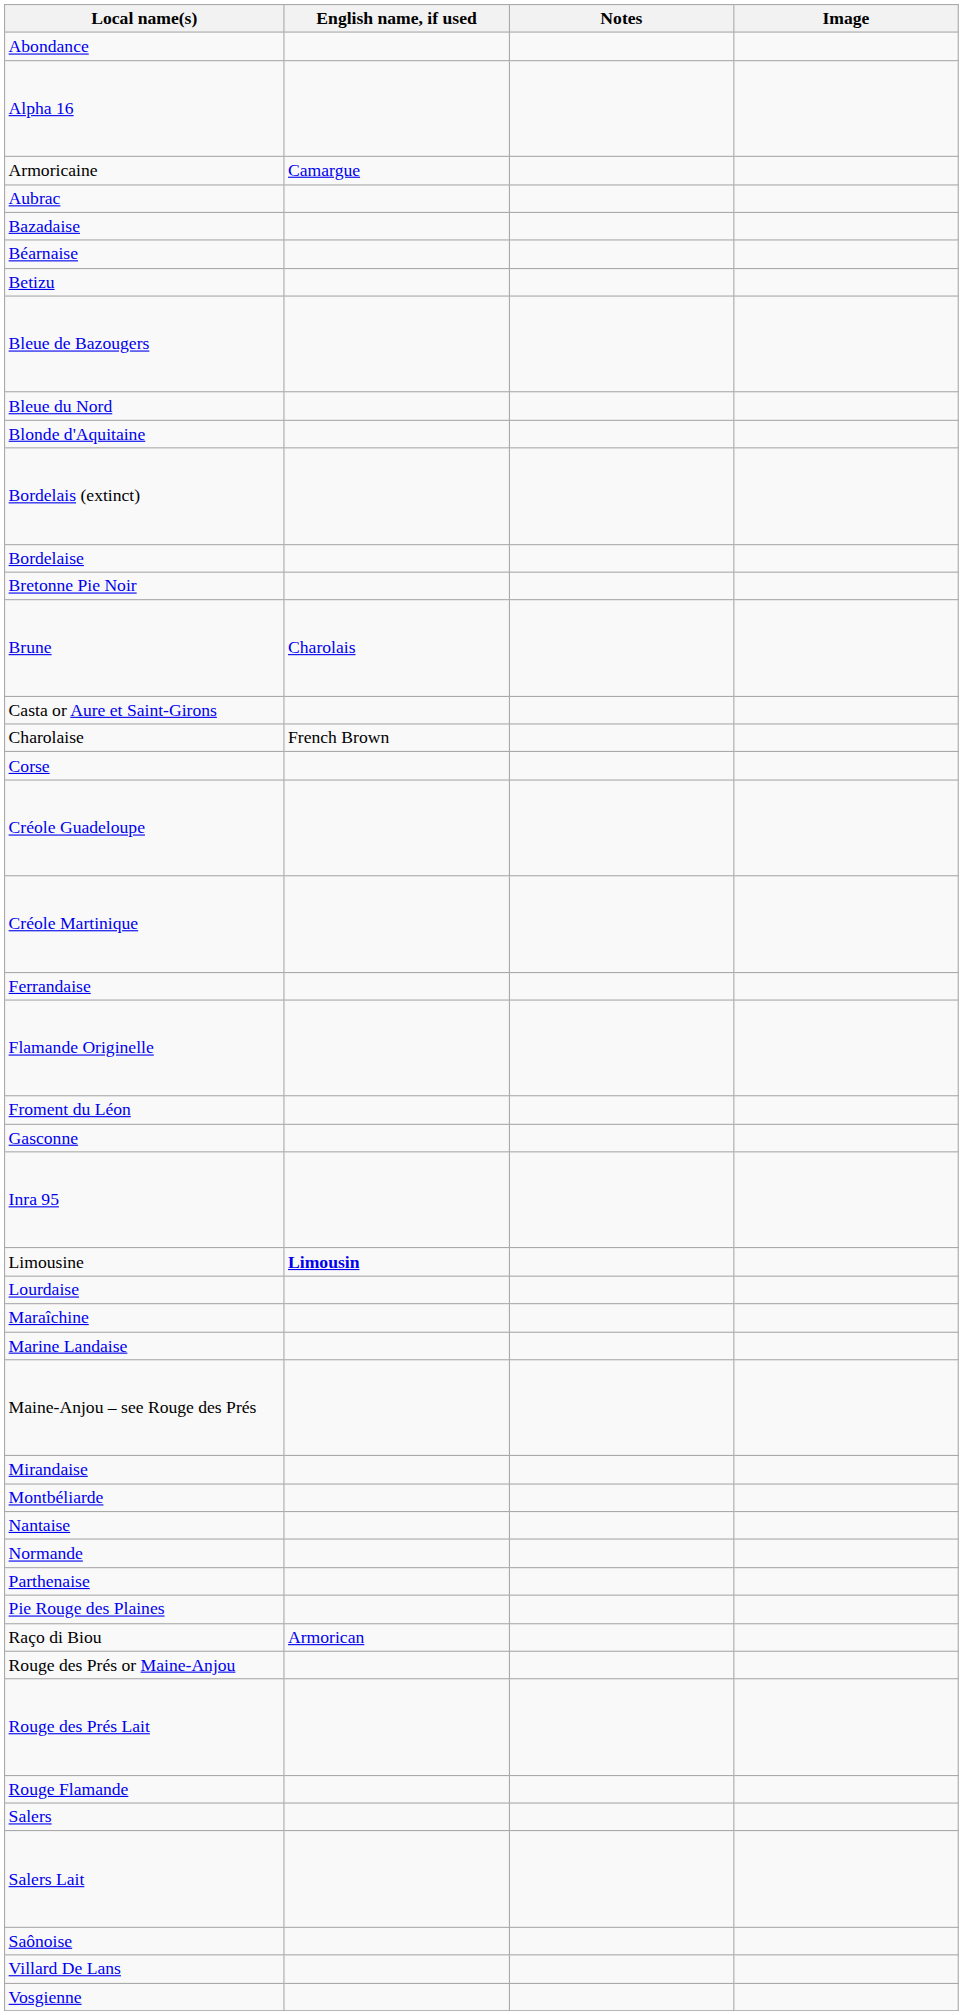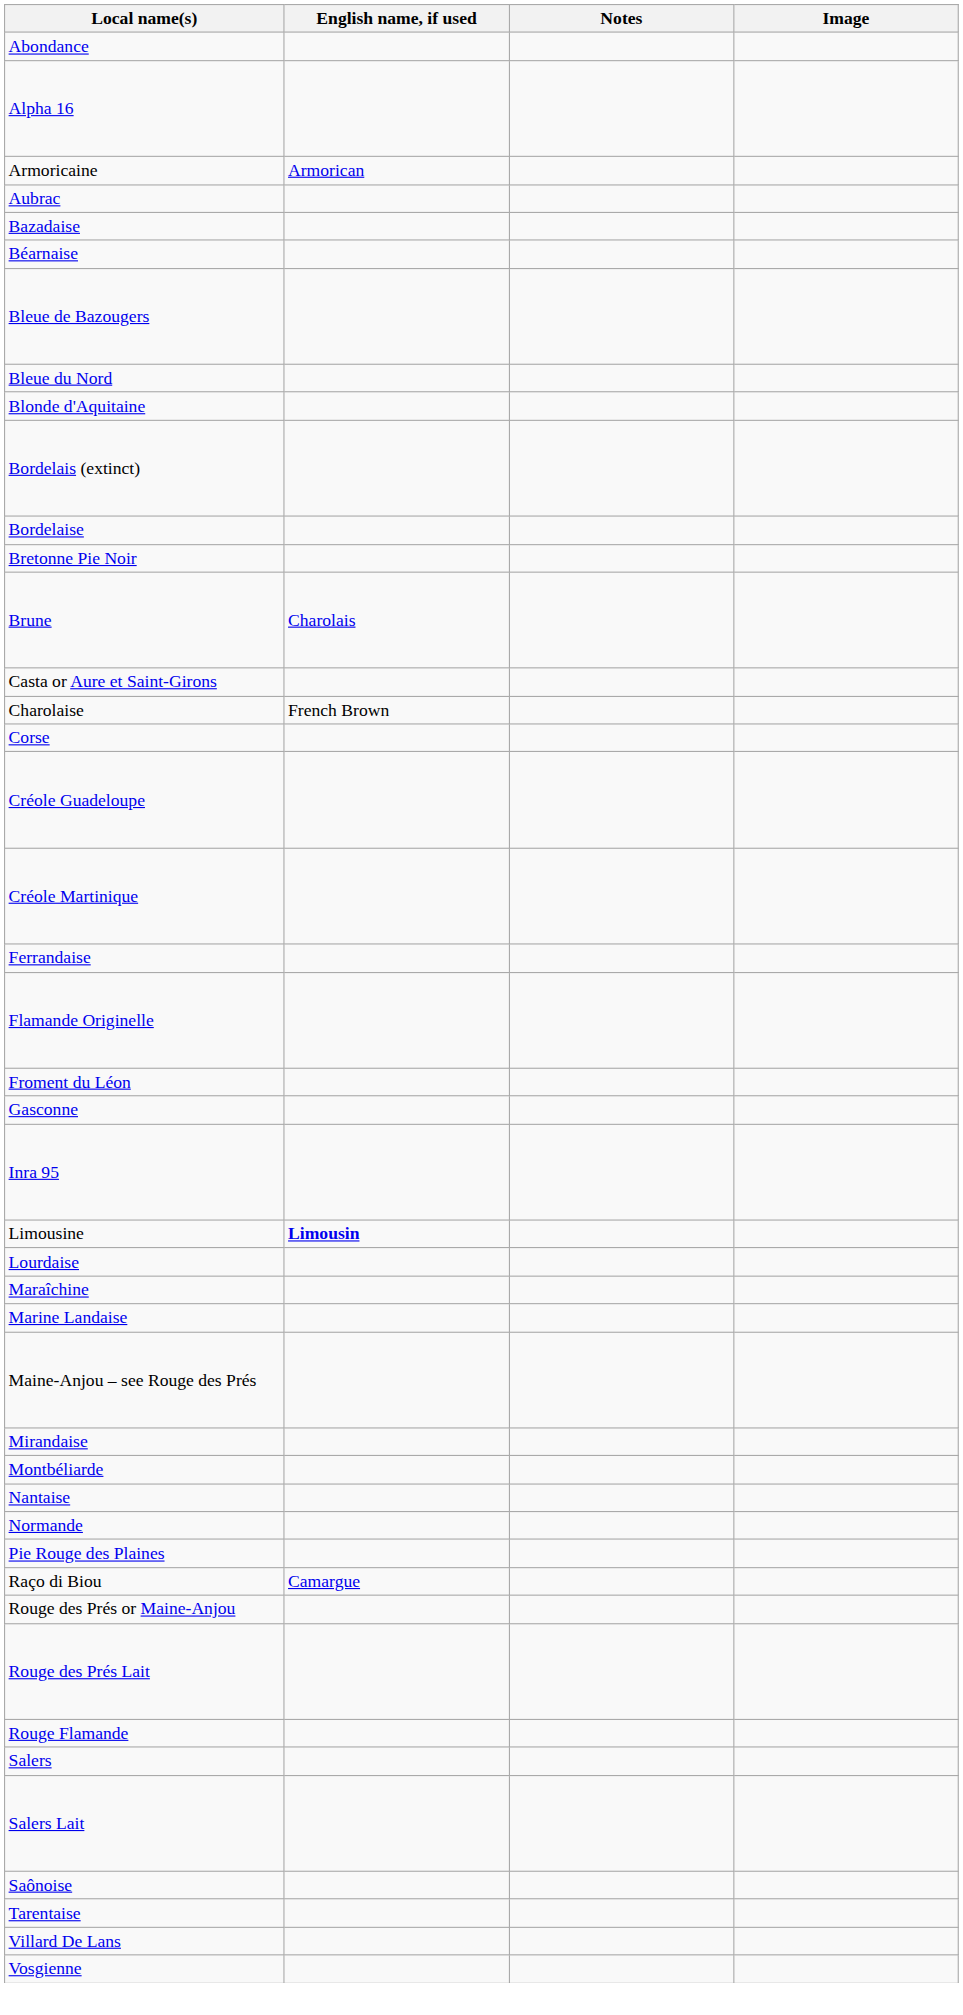(324, 170) Camargue -> (326, 170) Armorican
- row: (32, 282)
- row: (49, 1581)
(326, 1637) Armorican -> (324, 1581) Camargue
+ row: (45, 1913)
